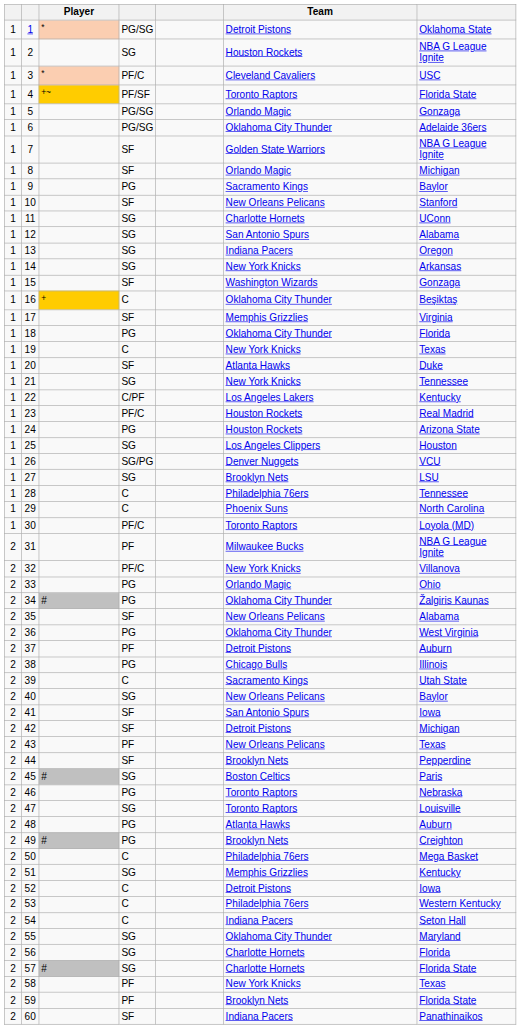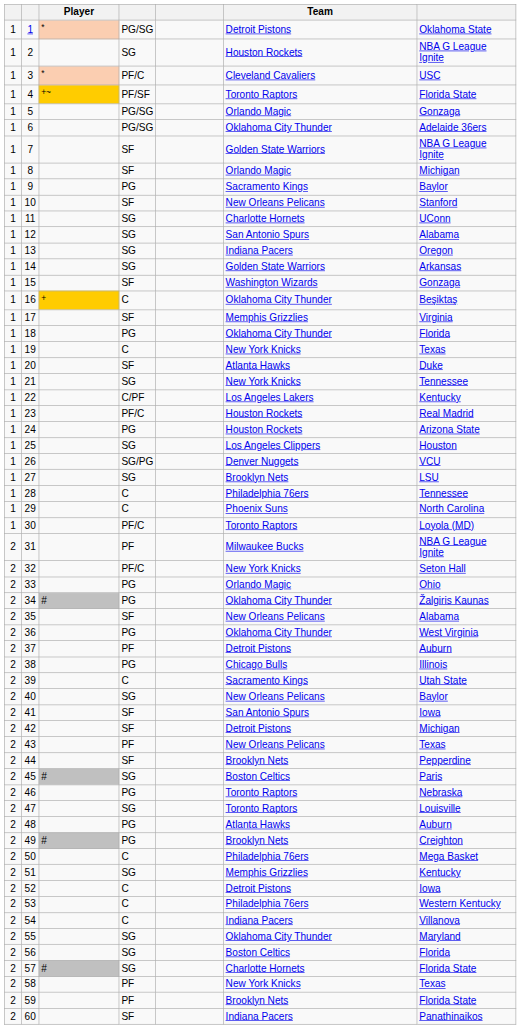(263, 267) New York Knicks -> (275, 267) Golden State Warriors
(440, 568) Villanova -> (443, 568) Seton Hall
(443, 920) Seton Hall -> (440, 920) Villanova
(265, 952) Charlotte Hornets -> (258, 952) Boston Celtics
